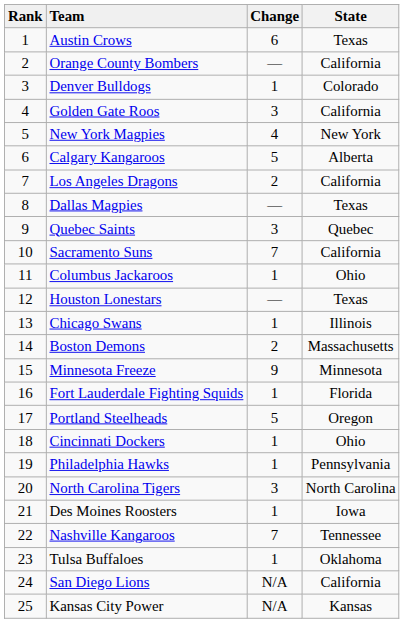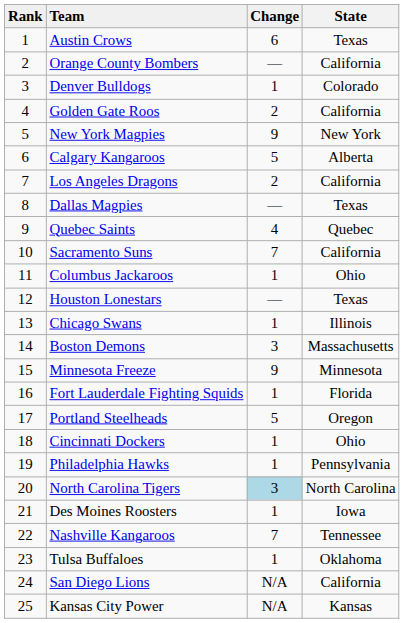(275, 110) 3 -> (275, 110) 2
(275, 134) 4 -> (275, 134) 9
(275, 228) 3 -> (275, 228) 4
(275, 346) 2 -> (275, 346) 3
(275, 488) no background -> (275, 488) lightblue background
